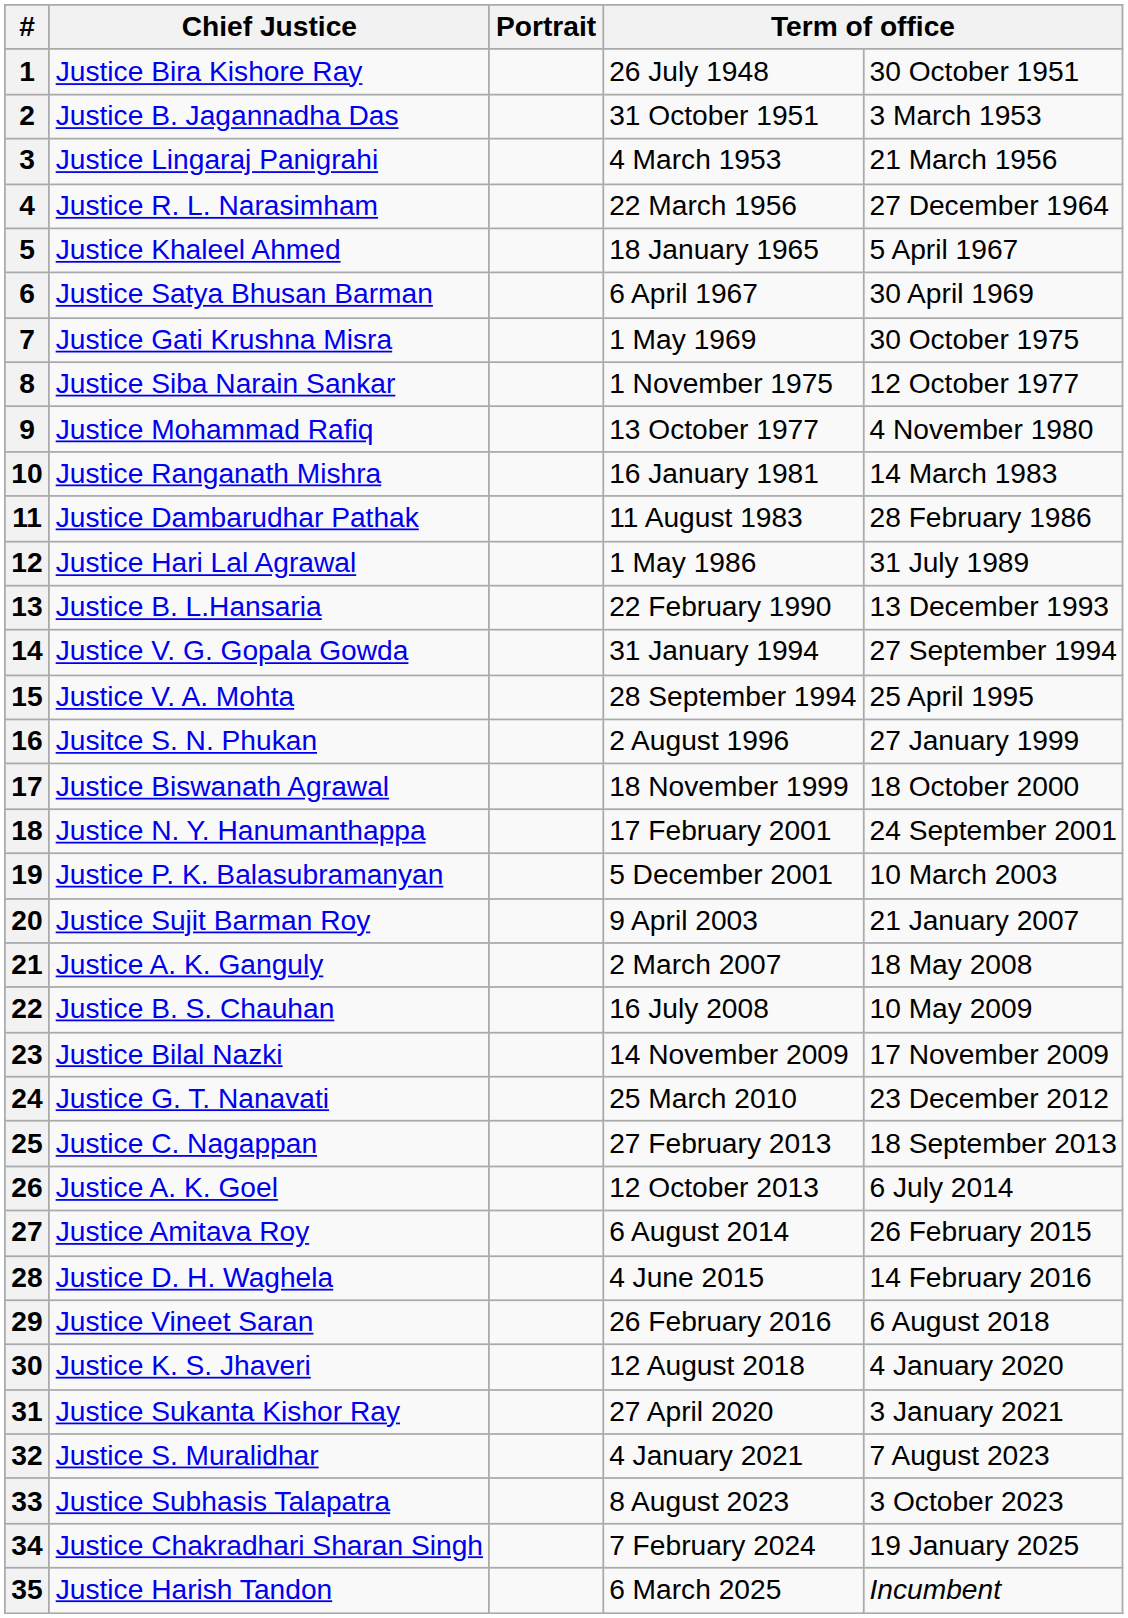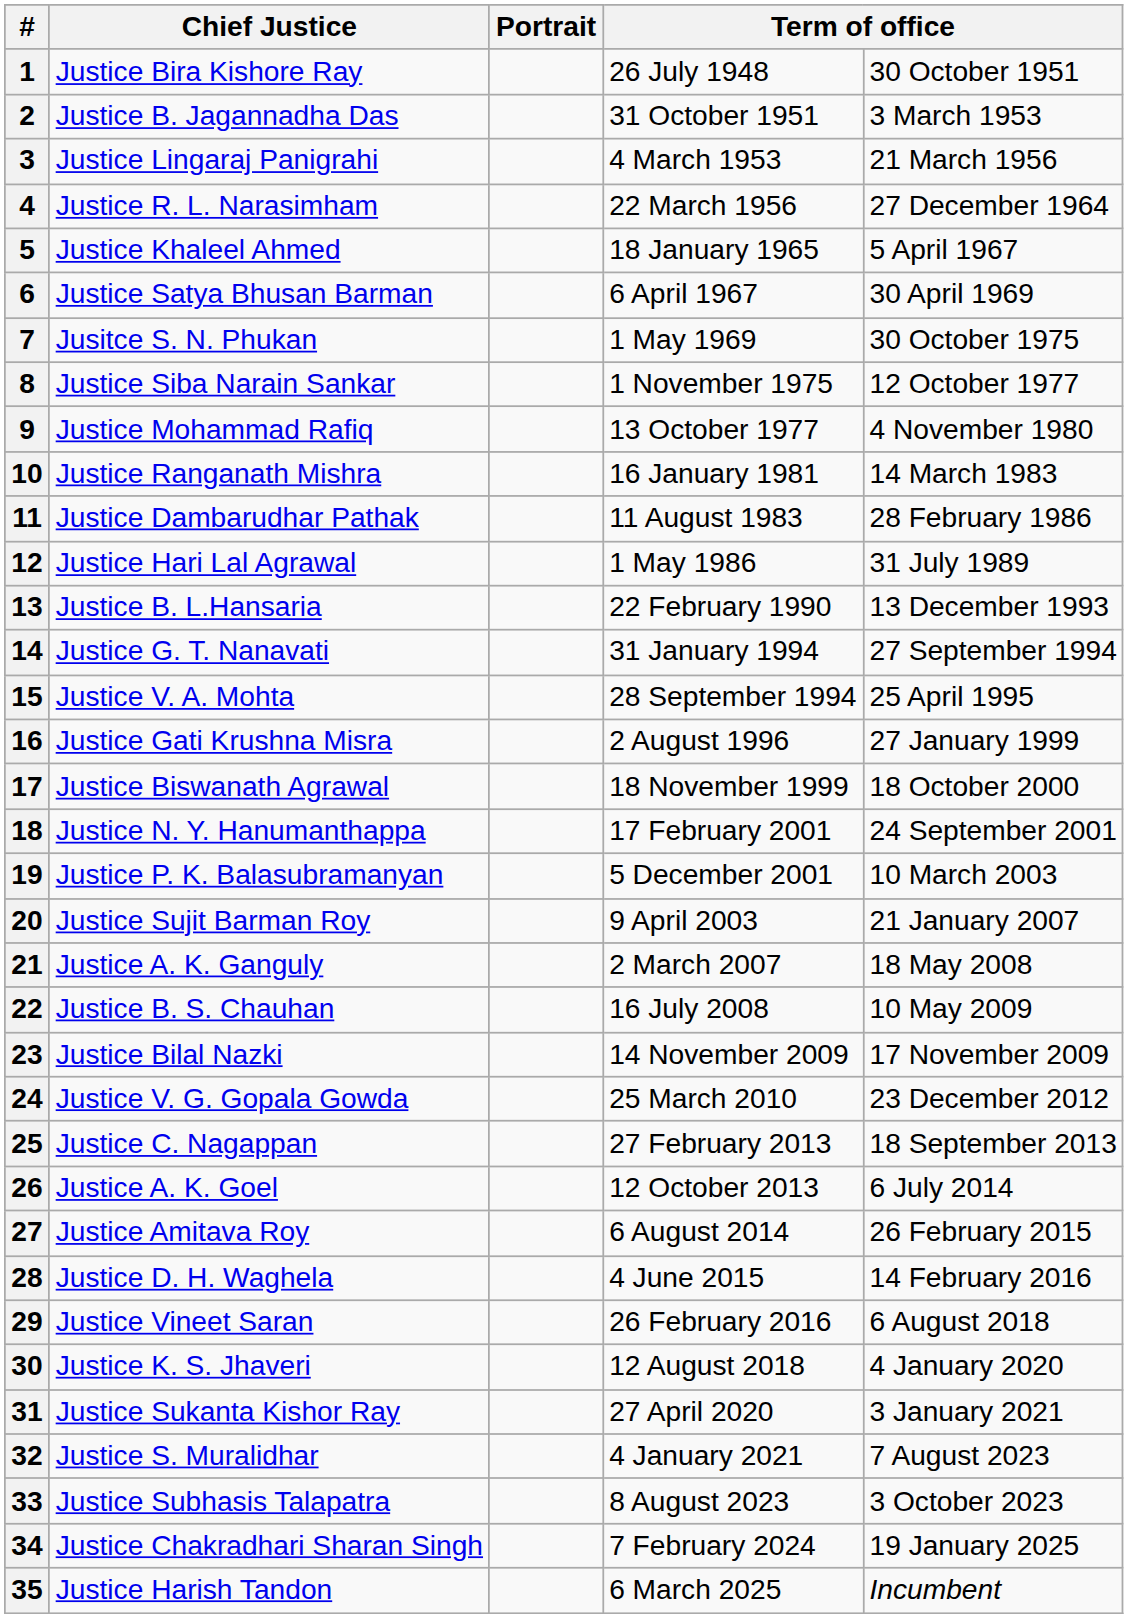(224, 339) Justice Gati Krushna Misra -> (186, 339) Jusitce S. N. Phukan
(232, 652) Justice V. G. Gopala Gowda -> (192, 652) Justice G. T. Nanavati
(186, 741) Jusitce S. N. Phukan -> (224, 741) Justice Gati Krushna Misra
(192, 1098) Justice G. T. Nanavati -> (232, 1098) Justice V. G. Gopala Gowda
